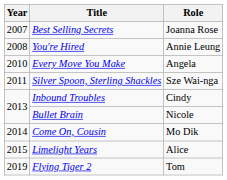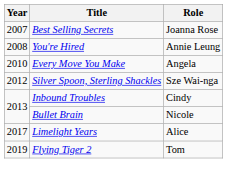(17, 81) 2011 -> (17, 81) 2012
- row: (69, 132)
(17, 149) 2015 -> (17, 132) 2017
